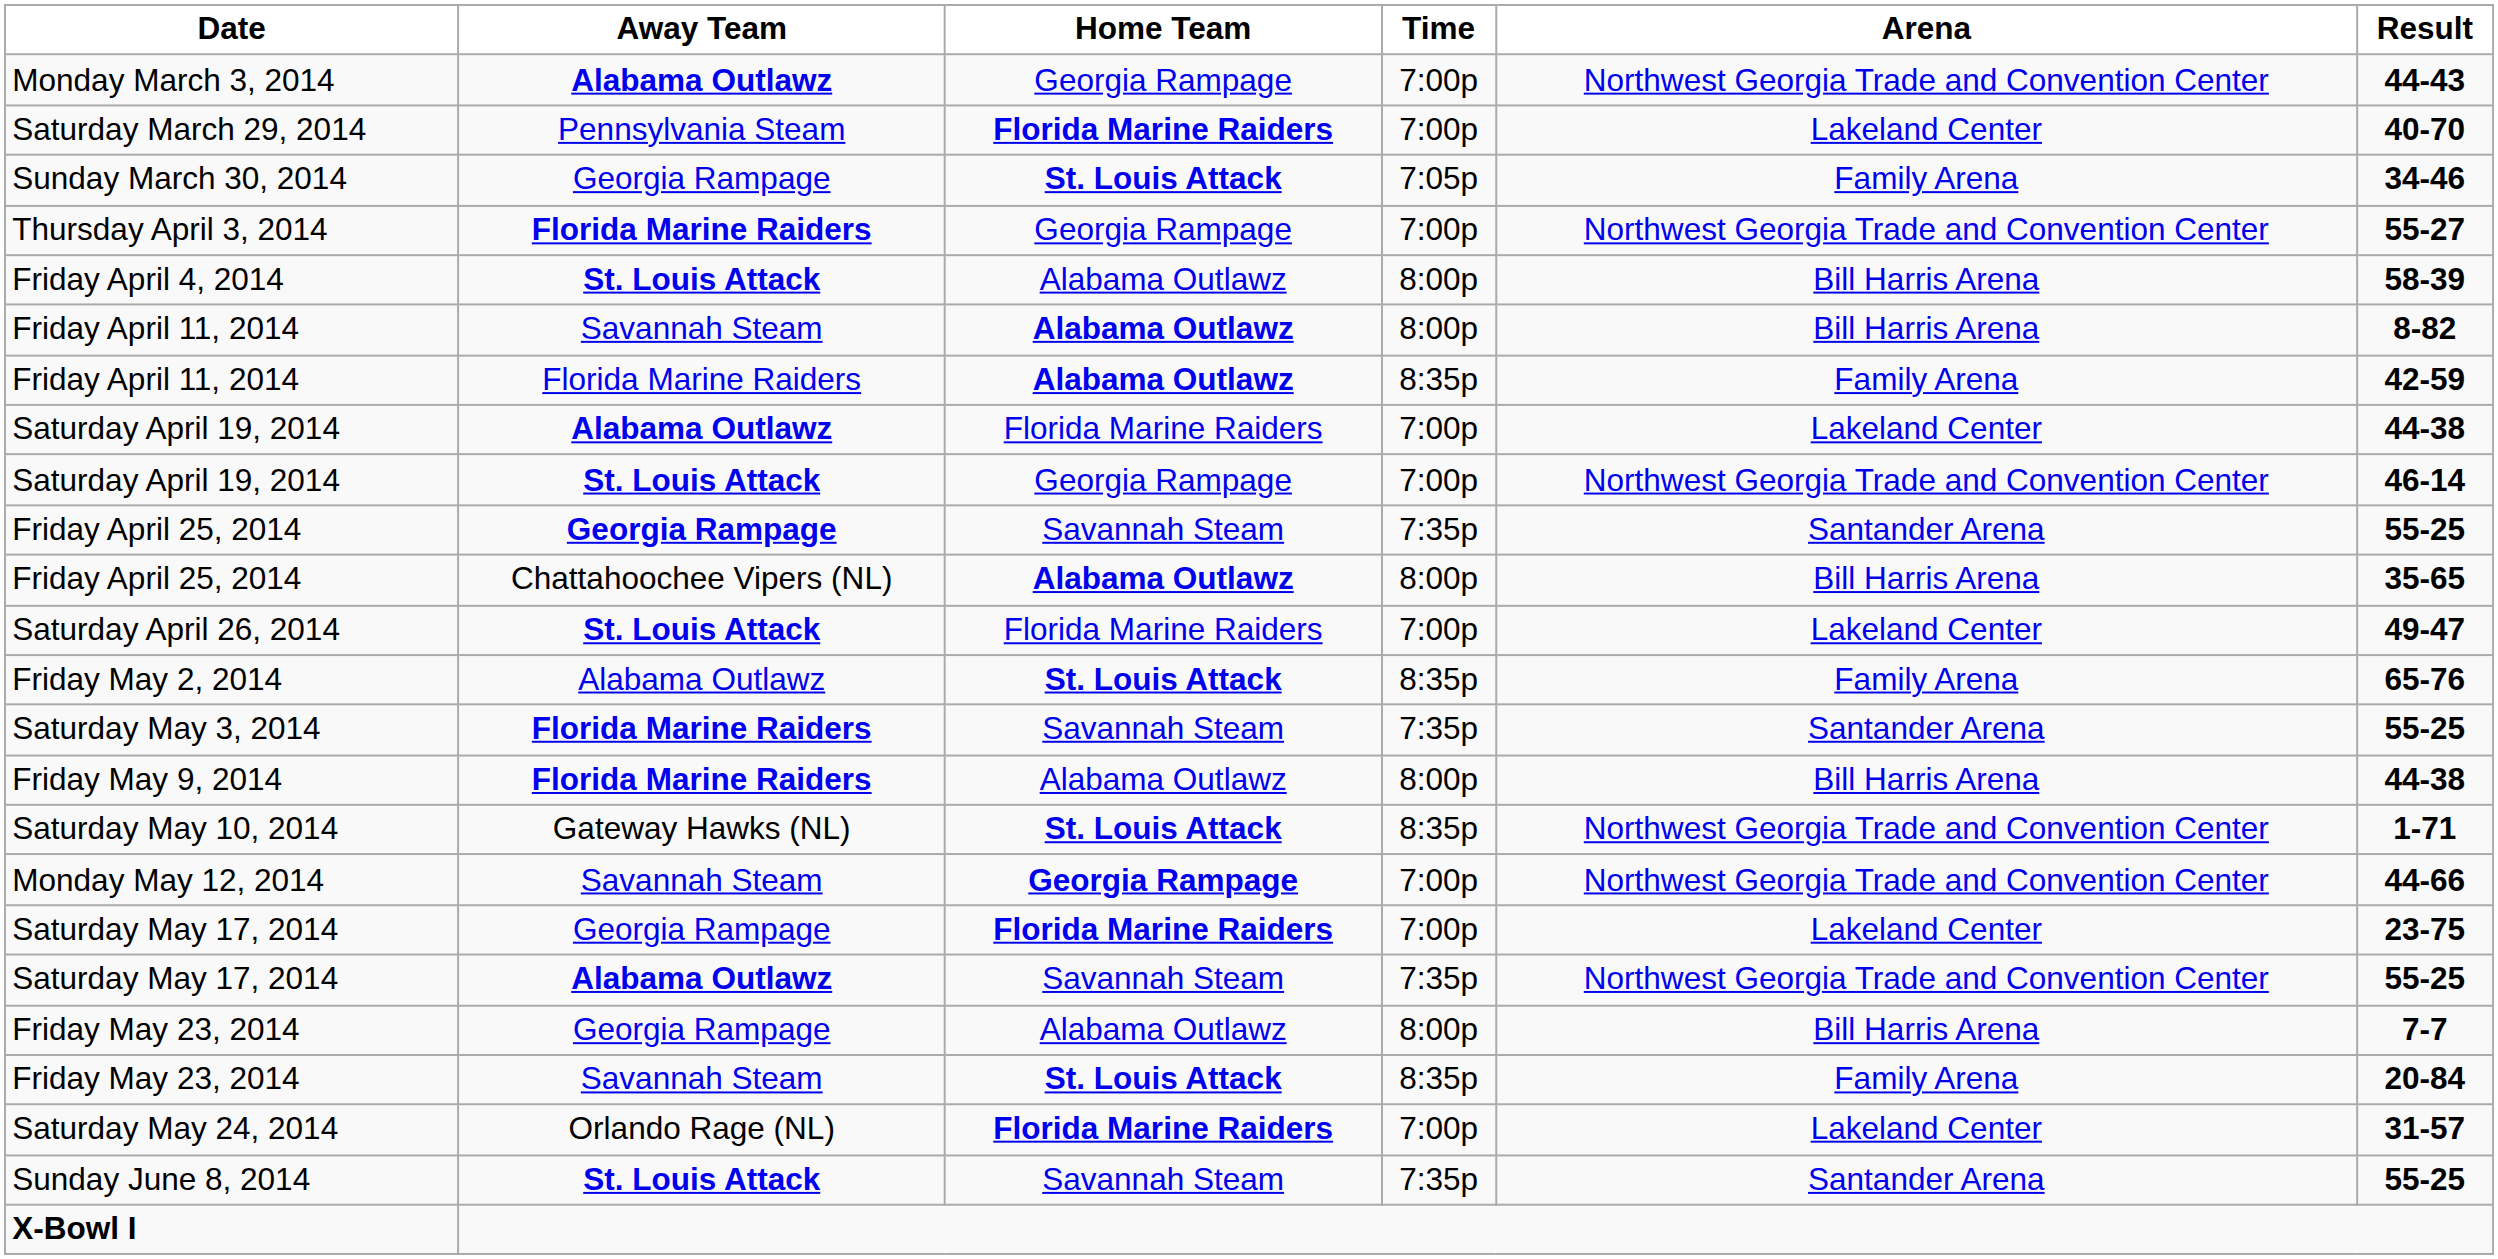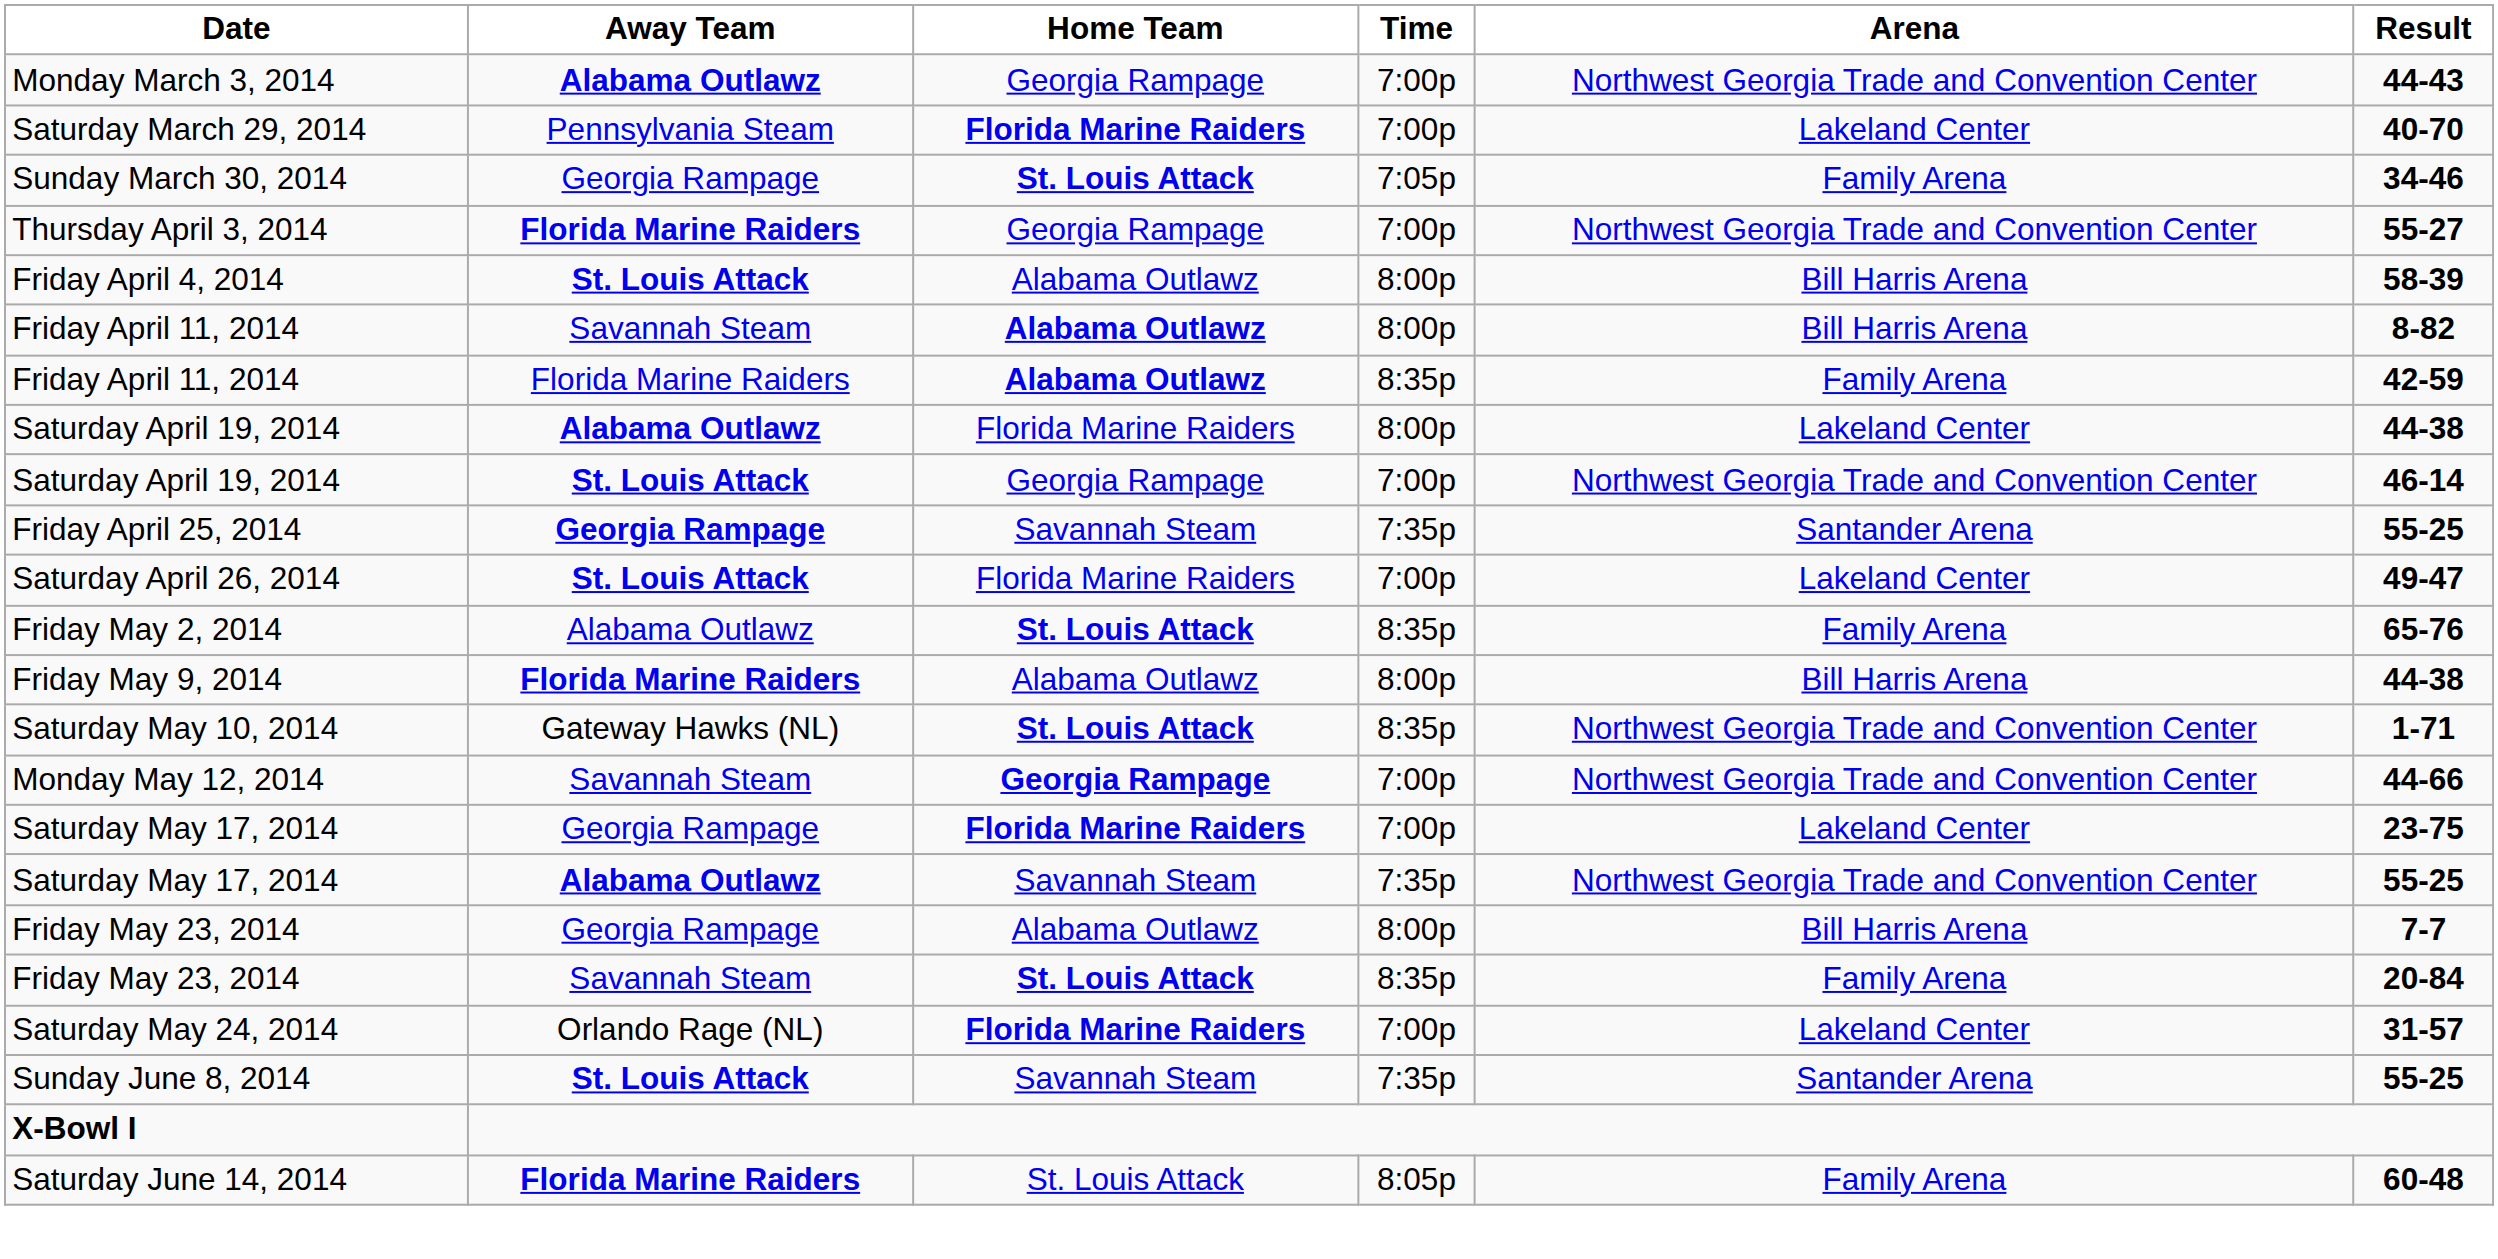(1439, 429) 7:00p -> (1416, 429) 8:00p
- row: (157, 579)
- row: (166, 729)
+ row: (180, 1179)
